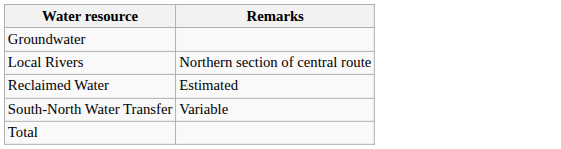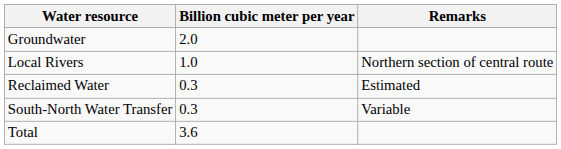+ column: (267, 16)
